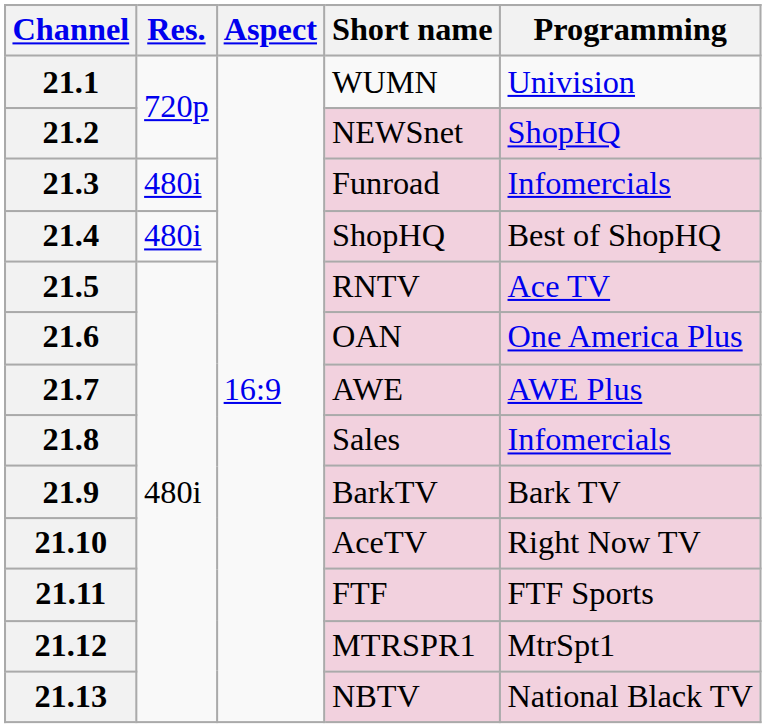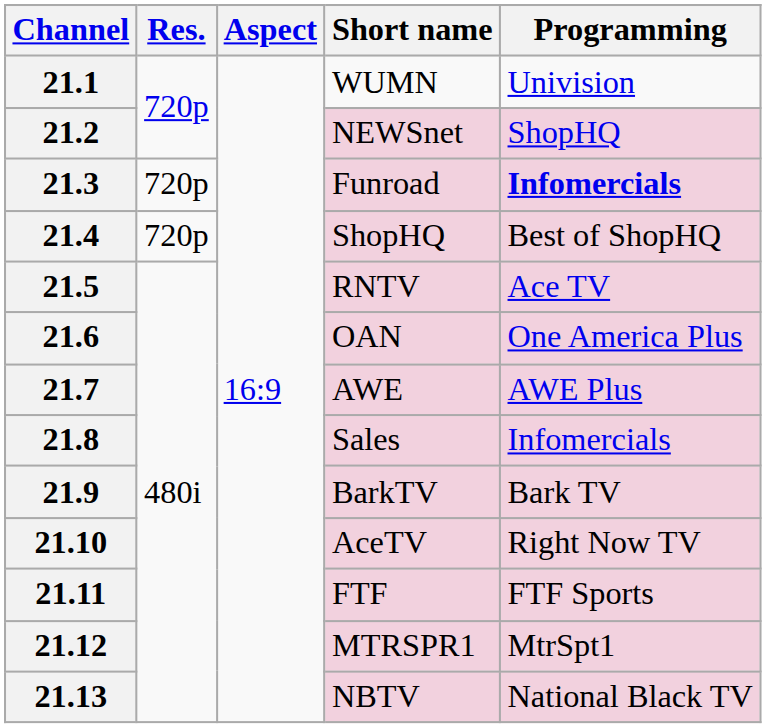(173, 183) 480i -> (176, 183) 720p
(589, 183) normal -> (594, 183) bold
(173, 235) 480i -> (176, 235) 720p
